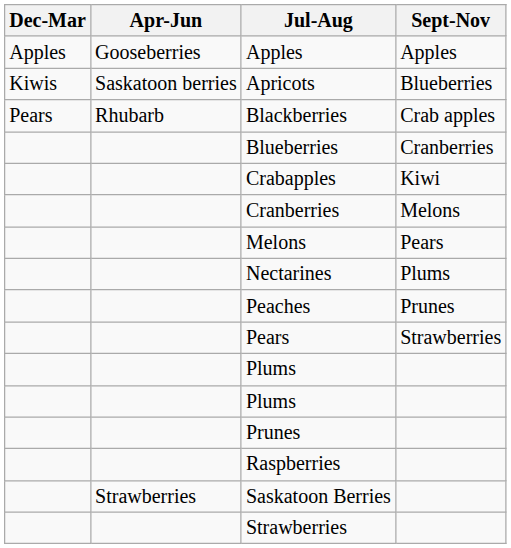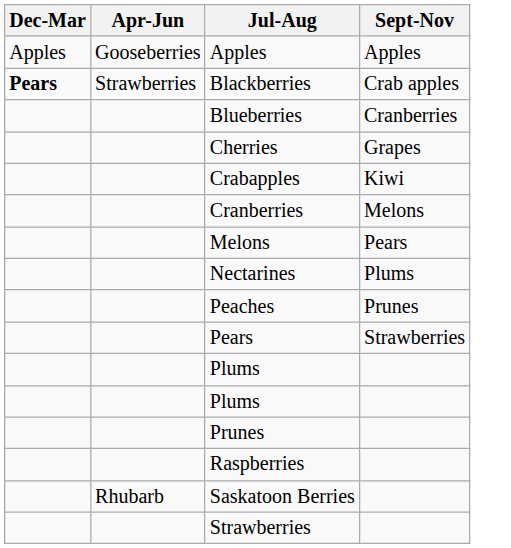- row: (280, 83)
(31, 115) normal -> (33, 83) bold
(130, 115) Rhubarb -> (146, 83) Strawberries
+ row: (244, 147)
(146, 496) Strawberries -> (130, 496) Rhubarb
